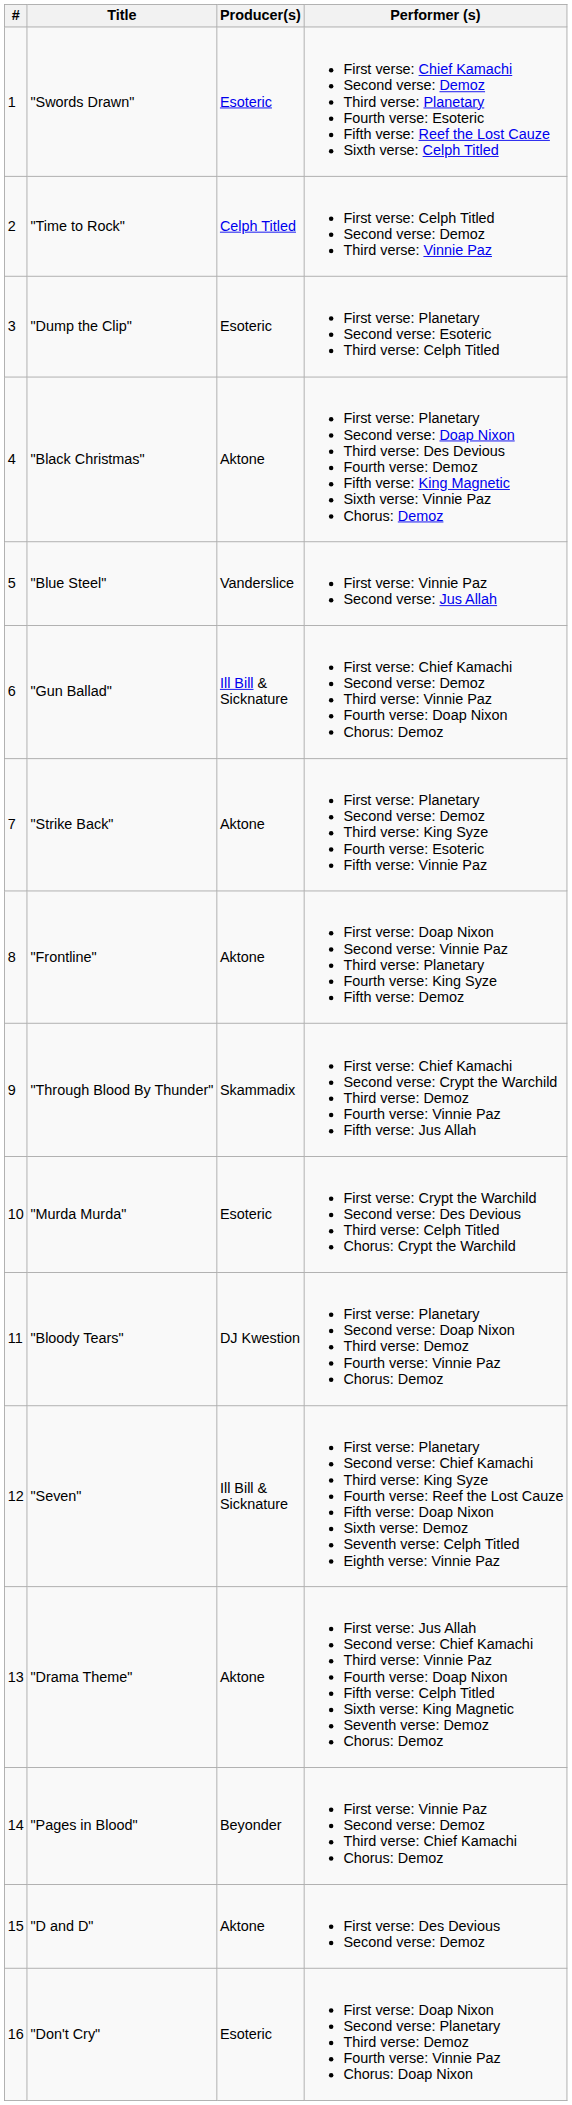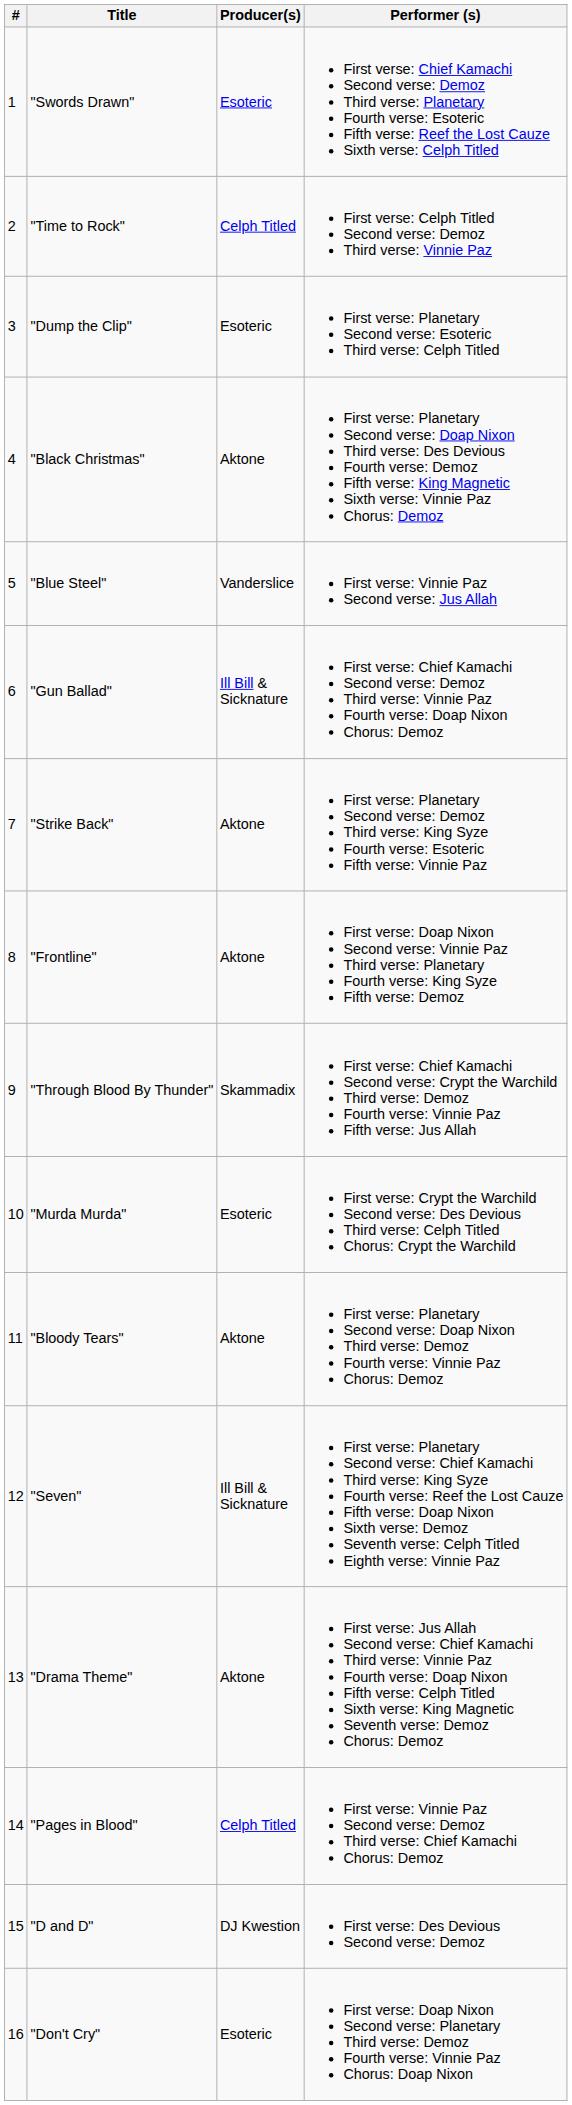(260, 1339) DJ Kwestion -> (242, 1339) Aktone
(251, 1826) Beyonder -> (258, 1826) Celph Titled
(242, 1926) Aktone -> (260, 1926) DJ Kwestion
